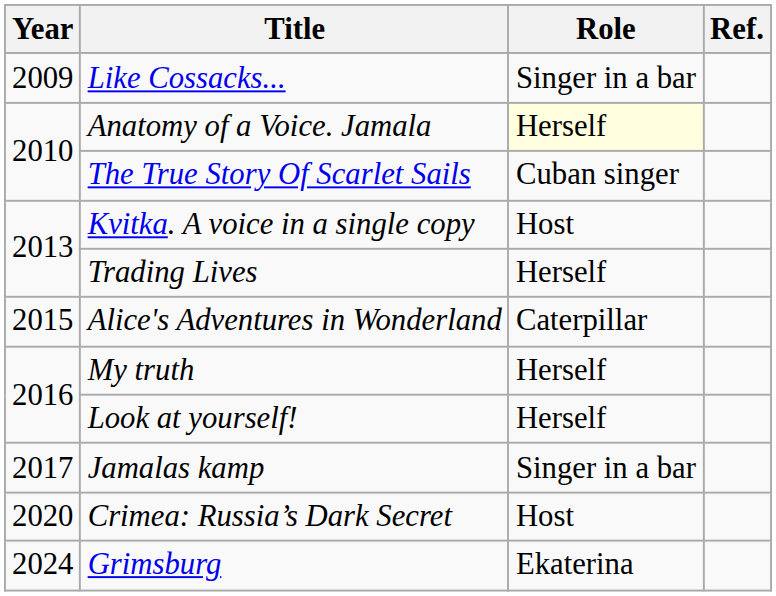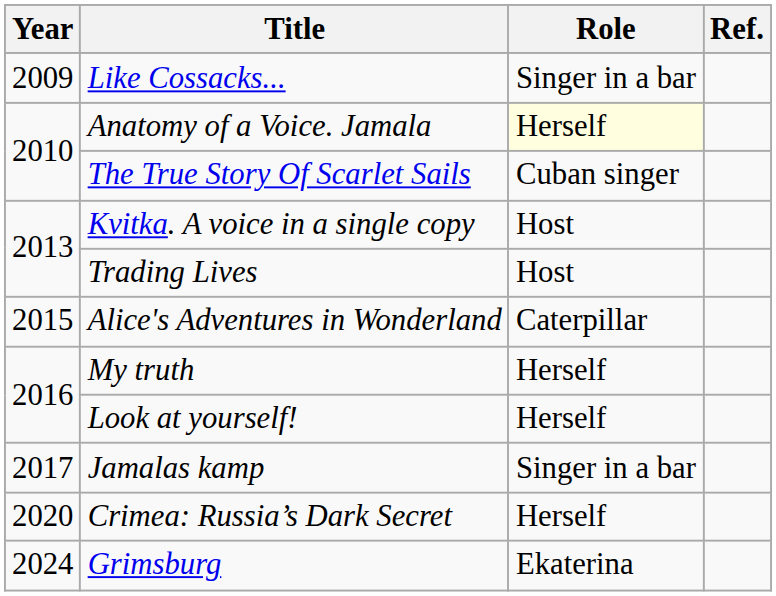(561, 272) Herself -> (545, 272) Host
(545, 516) Host -> (561, 516) Herself
